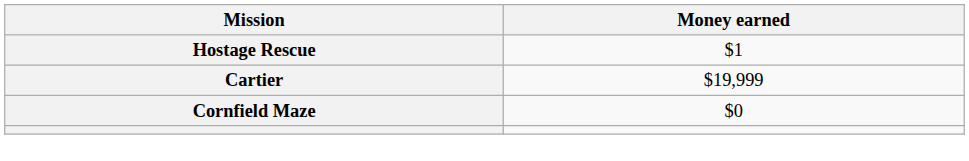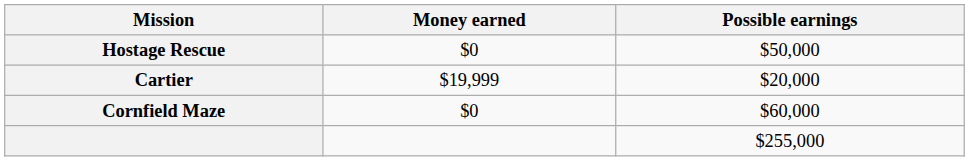+ column: (790, 19)
(734, 49) $1 -> (469, 49) $0
